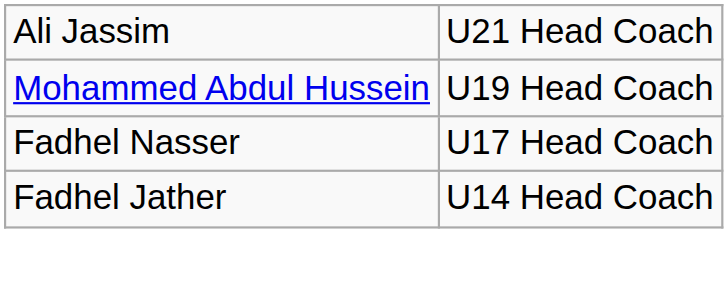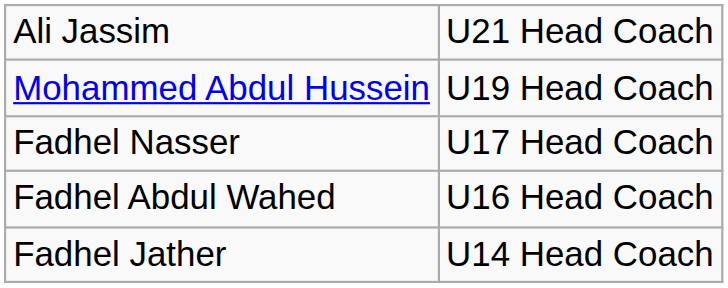+ row: (174, 198)
